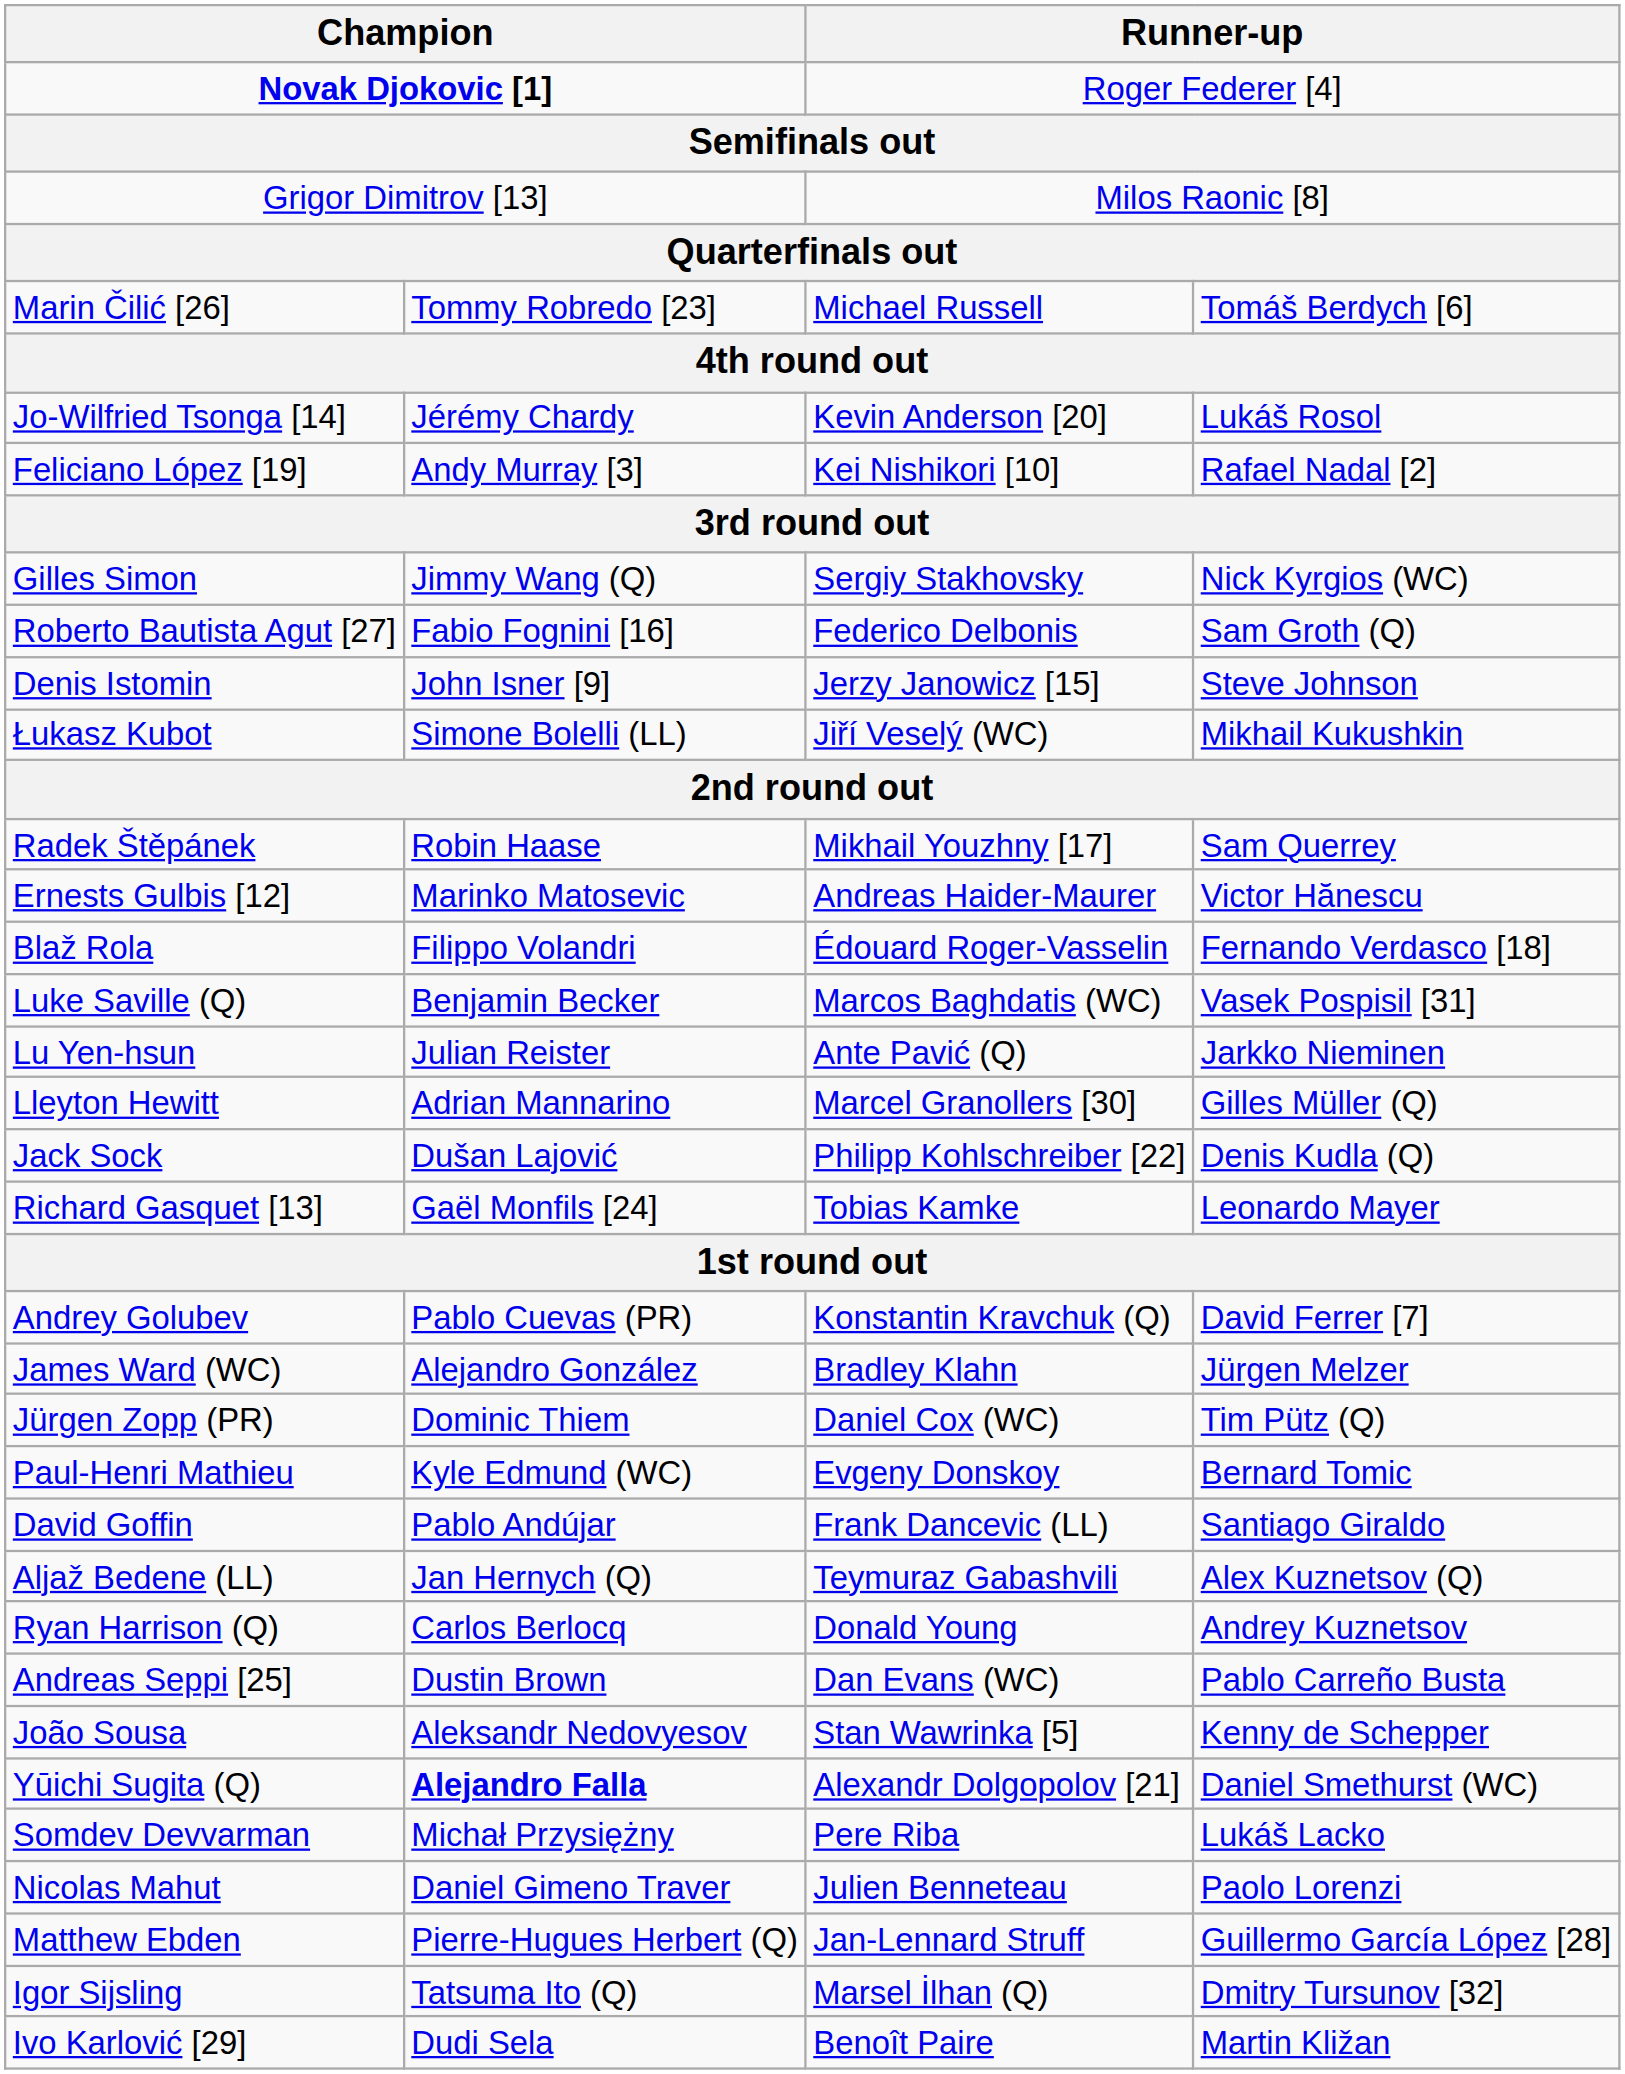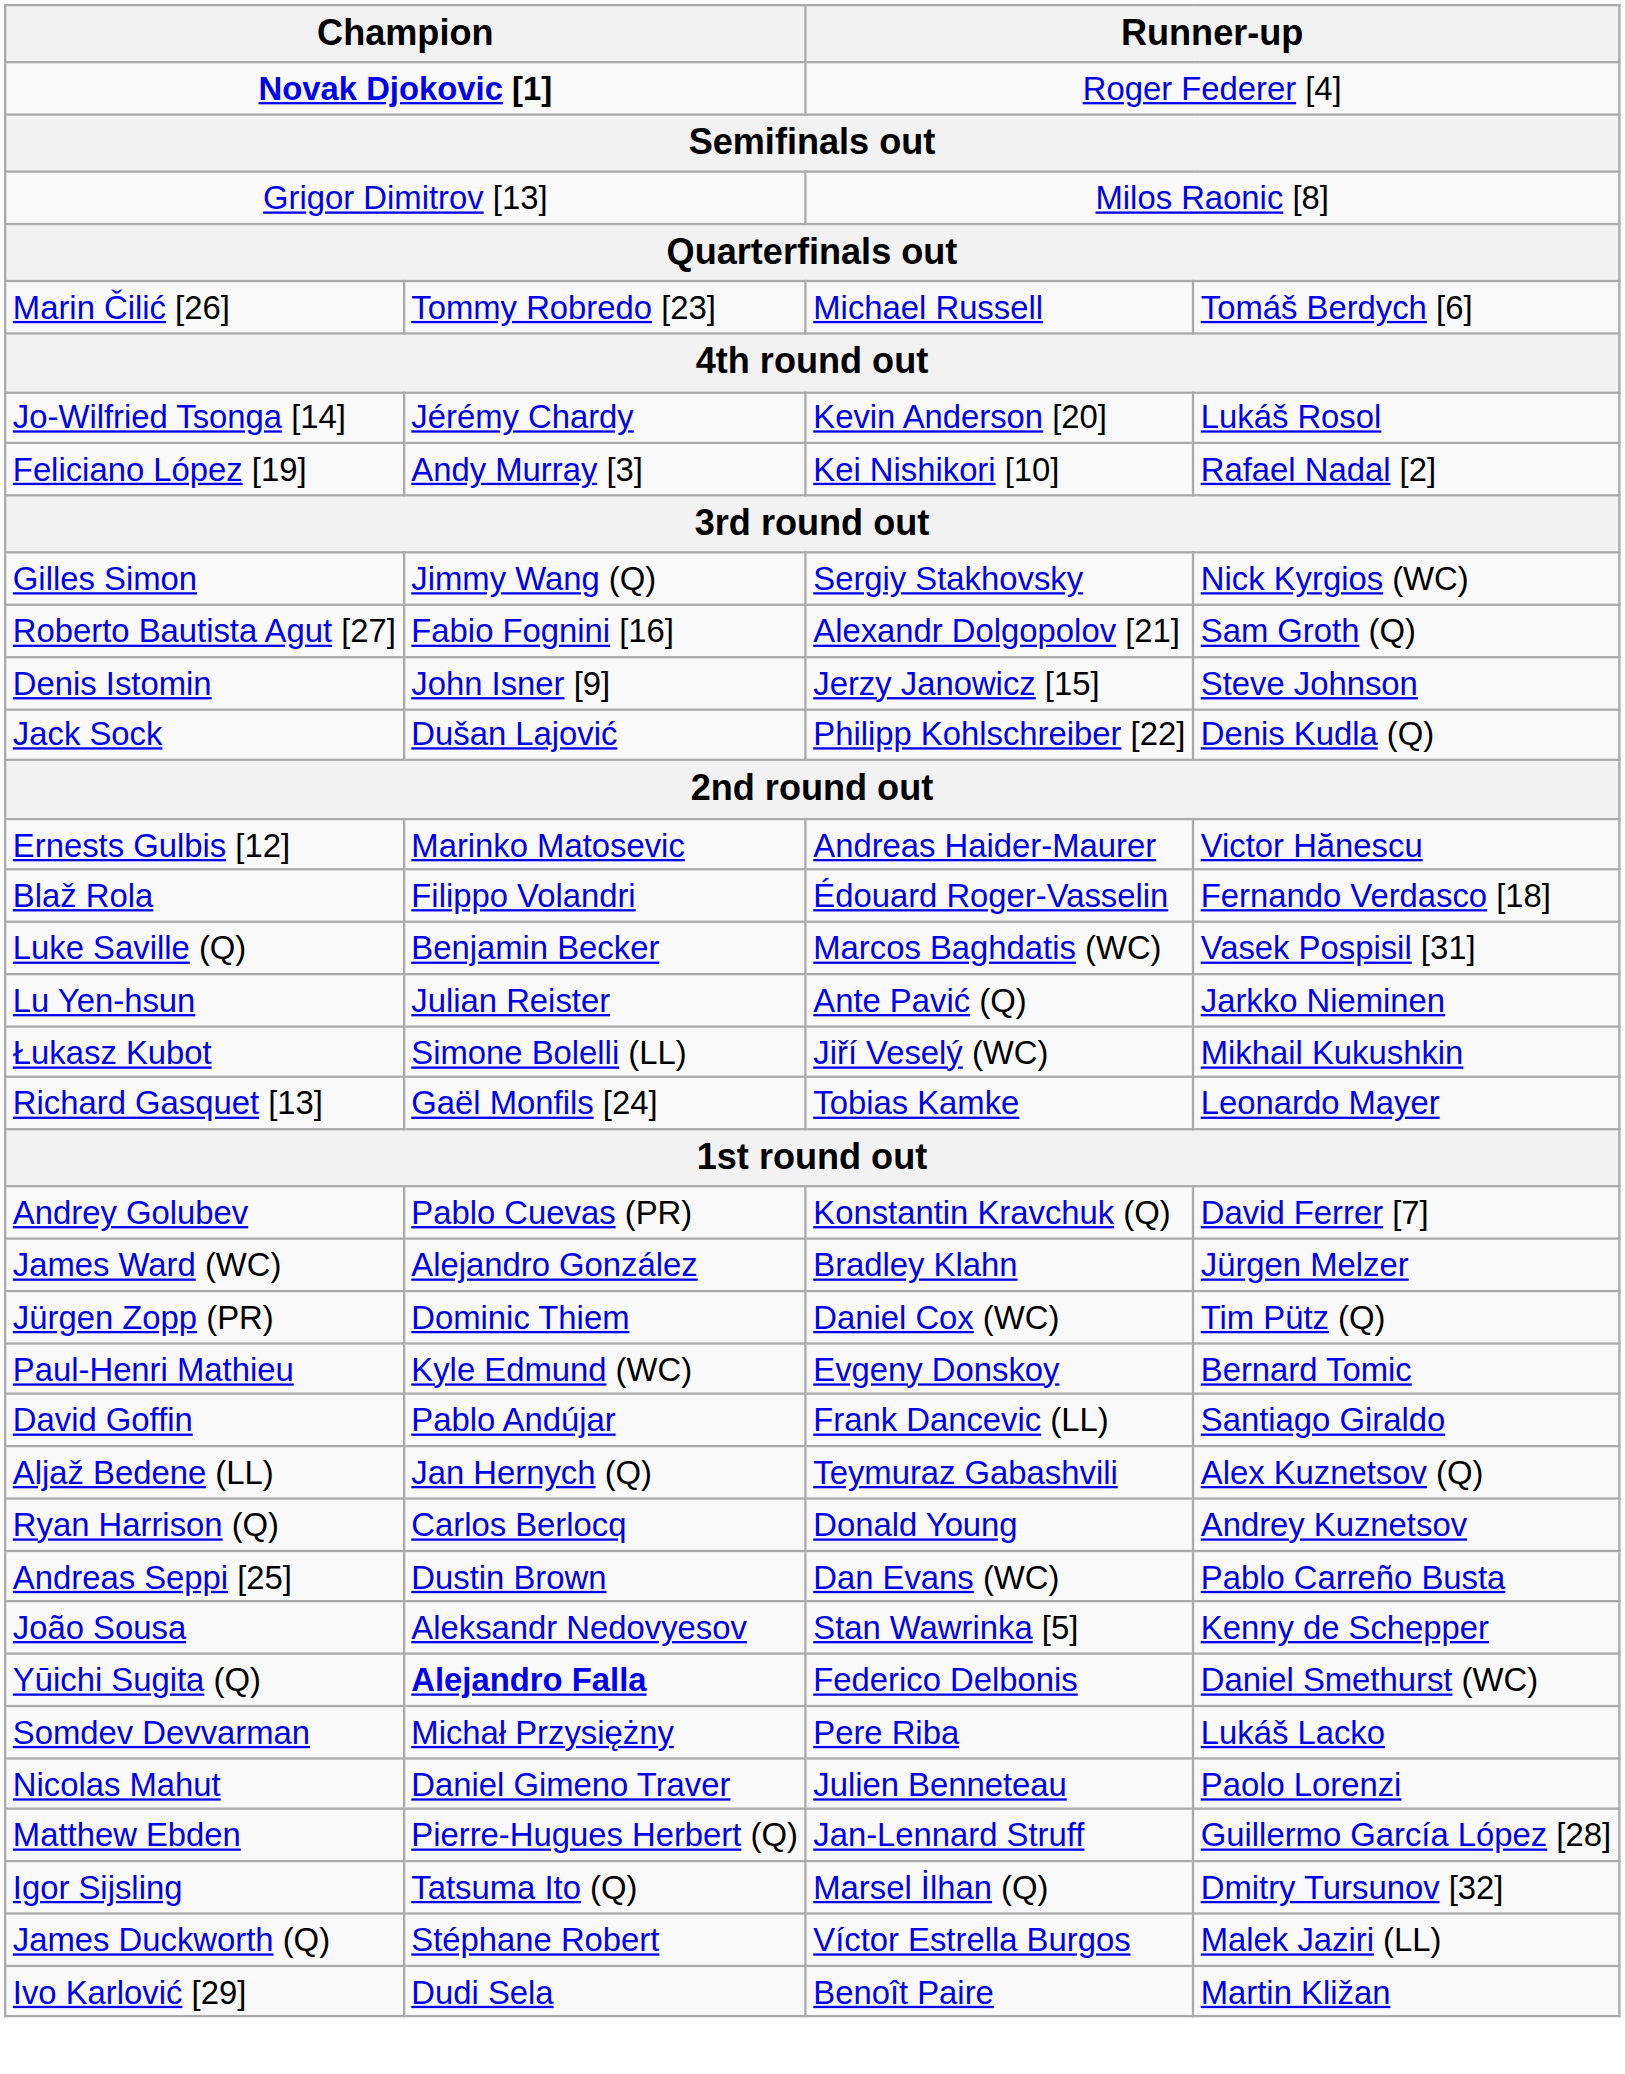(945, 631) Federico Delbonis -> (997, 631) Alexandr Dolgopolov [21]
rows swapped: (112, 735) <-> (88, 1156)
- row: (134, 845)
- row: (116, 1104)
(997, 1784) Alexandr Dolgopolov [21] -> (945, 1680) Federico Delbonis
+ row: (171, 1940)
